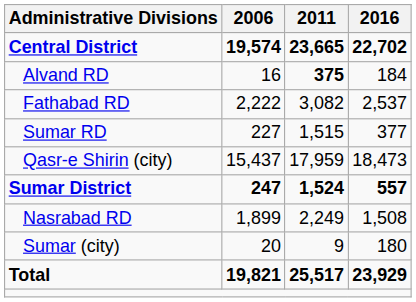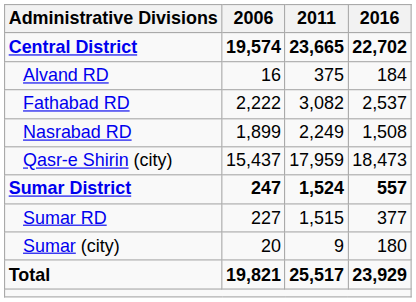(329, 75) bold -> (329, 75) normal
rows swapped: (77, 217) <-> (65, 132)
